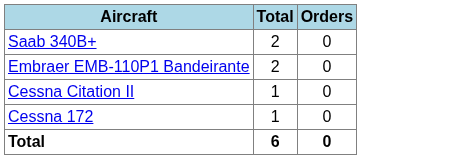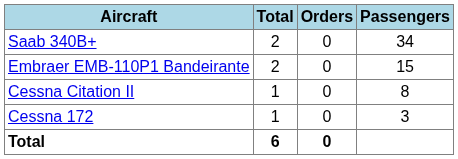+ column: (405, 16)
